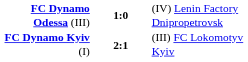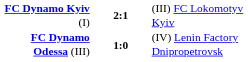rows swapped: (47, 44) <-> (60, 15)
